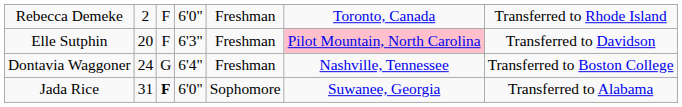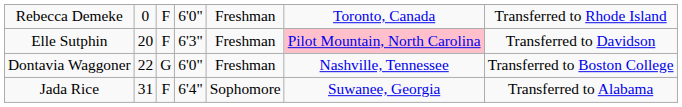(145, 16) 2 -> (145, 16) 0
(145, 65) 24 -> (145, 65) 22
(191, 65) 6'4" -> (191, 65) 6'0"
(166, 89) bold -> (166, 89) normal
(191, 89) 6'0" -> (191, 89) 6'4"
